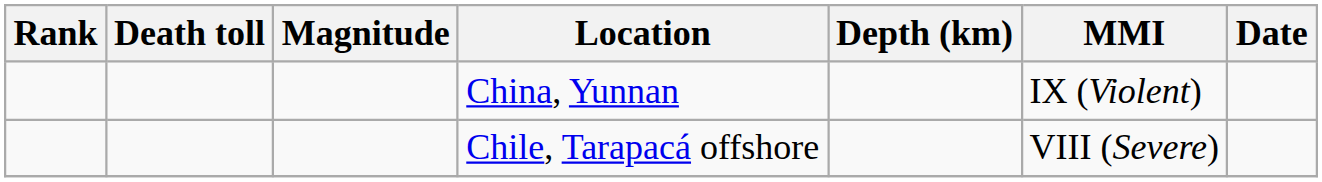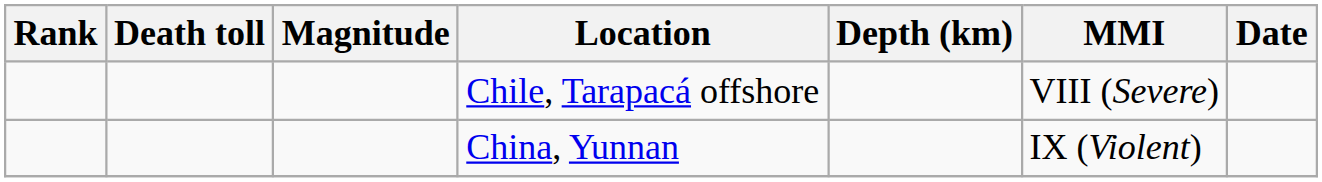rows swapped: (573, 90) <-> (643, 147)
